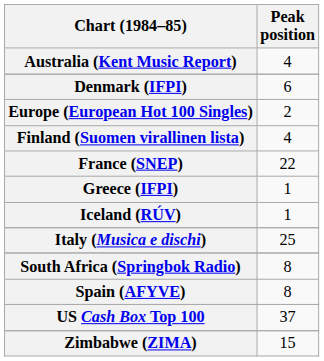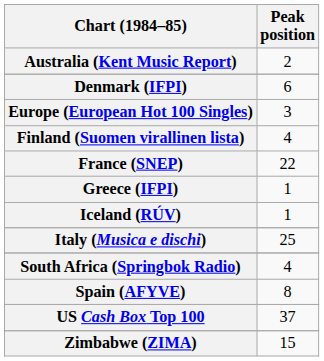(288, 61) 4 -> (288, 61) 2
(288, 112) 2 -> (288, 112) 3
(288, 266) 8 -> (288, 266) 4
